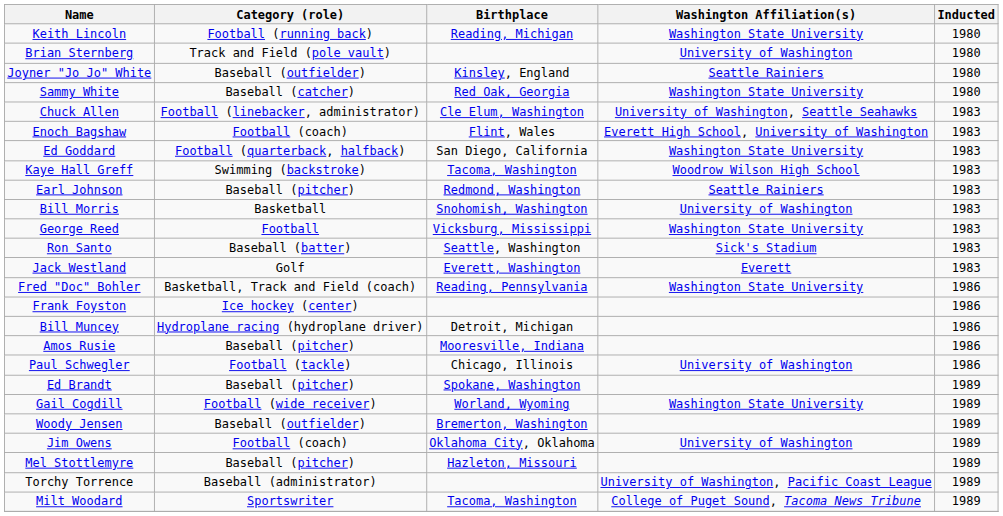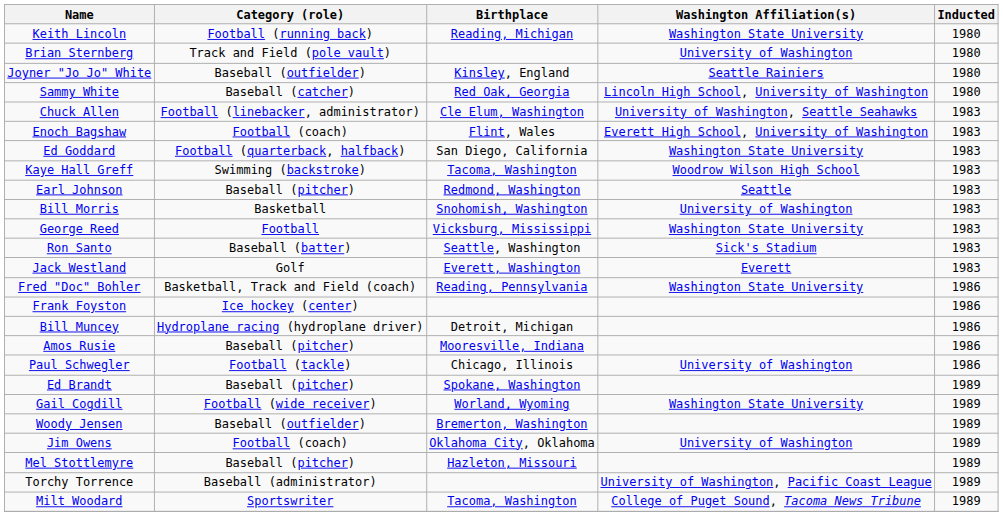(766, 92) Washington State University -> (766, 92) Lincoln High School, University of Washington
(766, 190) Seattle Rainiers -> (766, 190) Seattle
